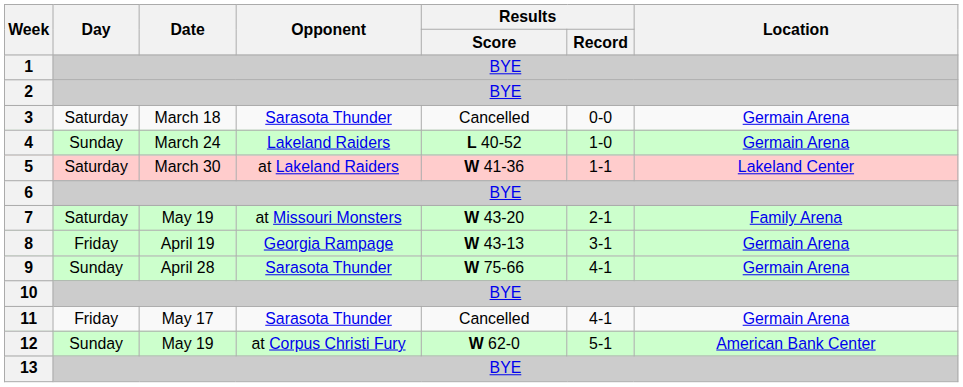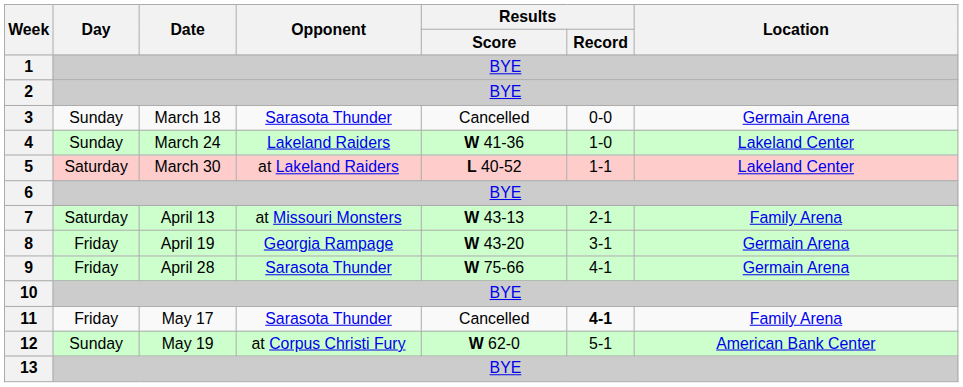(96, 117) Saturday -> (96, 117) Sunday
(494, 142) L 40-52 -> (494, 142) W 41-36
(796, 142) Germain Arena -> (796, 142) Lakeland Center
(494, 167) W 41-36 -> (494, 167) L 40-52
(188, 218) May 19 -> (188, 218) April 13
(494, 218) W 43-20 -> (494, 218) W 43-13
(494, 243) W 43-13 -> (494, 243) W 43-20
(96, 268) Sunday -> (96, 268) Friday
(601, 318) normal -> (601, 318) bold
(796, 318) Germain Arena -> (796, 318) Family Arena
